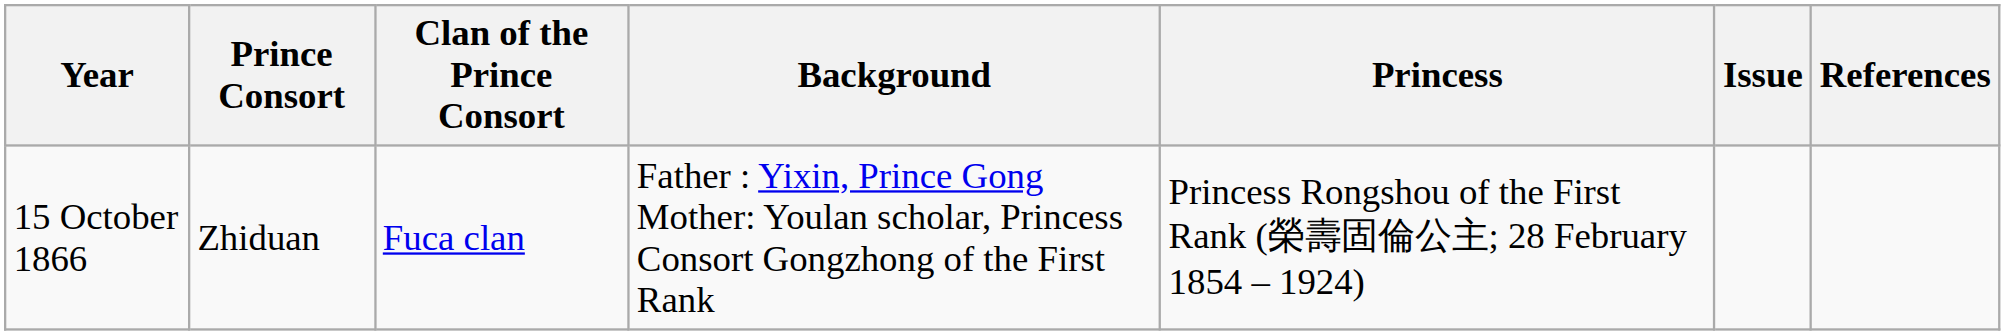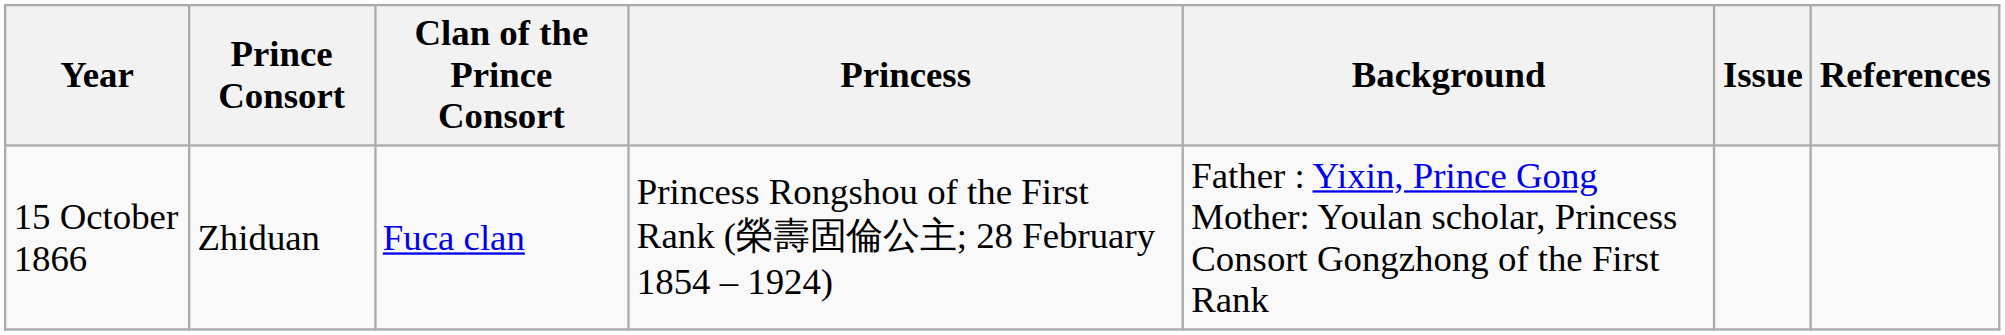columns swapped: (1437, 75) <-> (894, 75)
